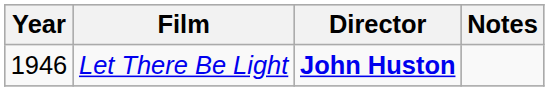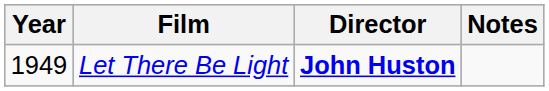(39, 65) 1946 -> (39, 65) 1949
